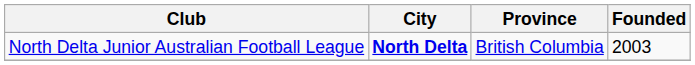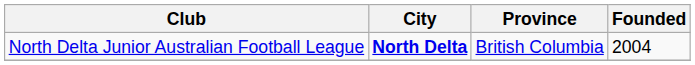(632, 47) 2003 -> (632, 47) 2004
